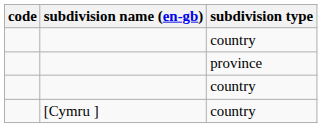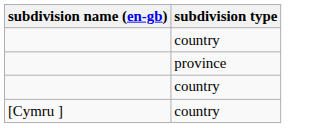- column: (22, 16)
